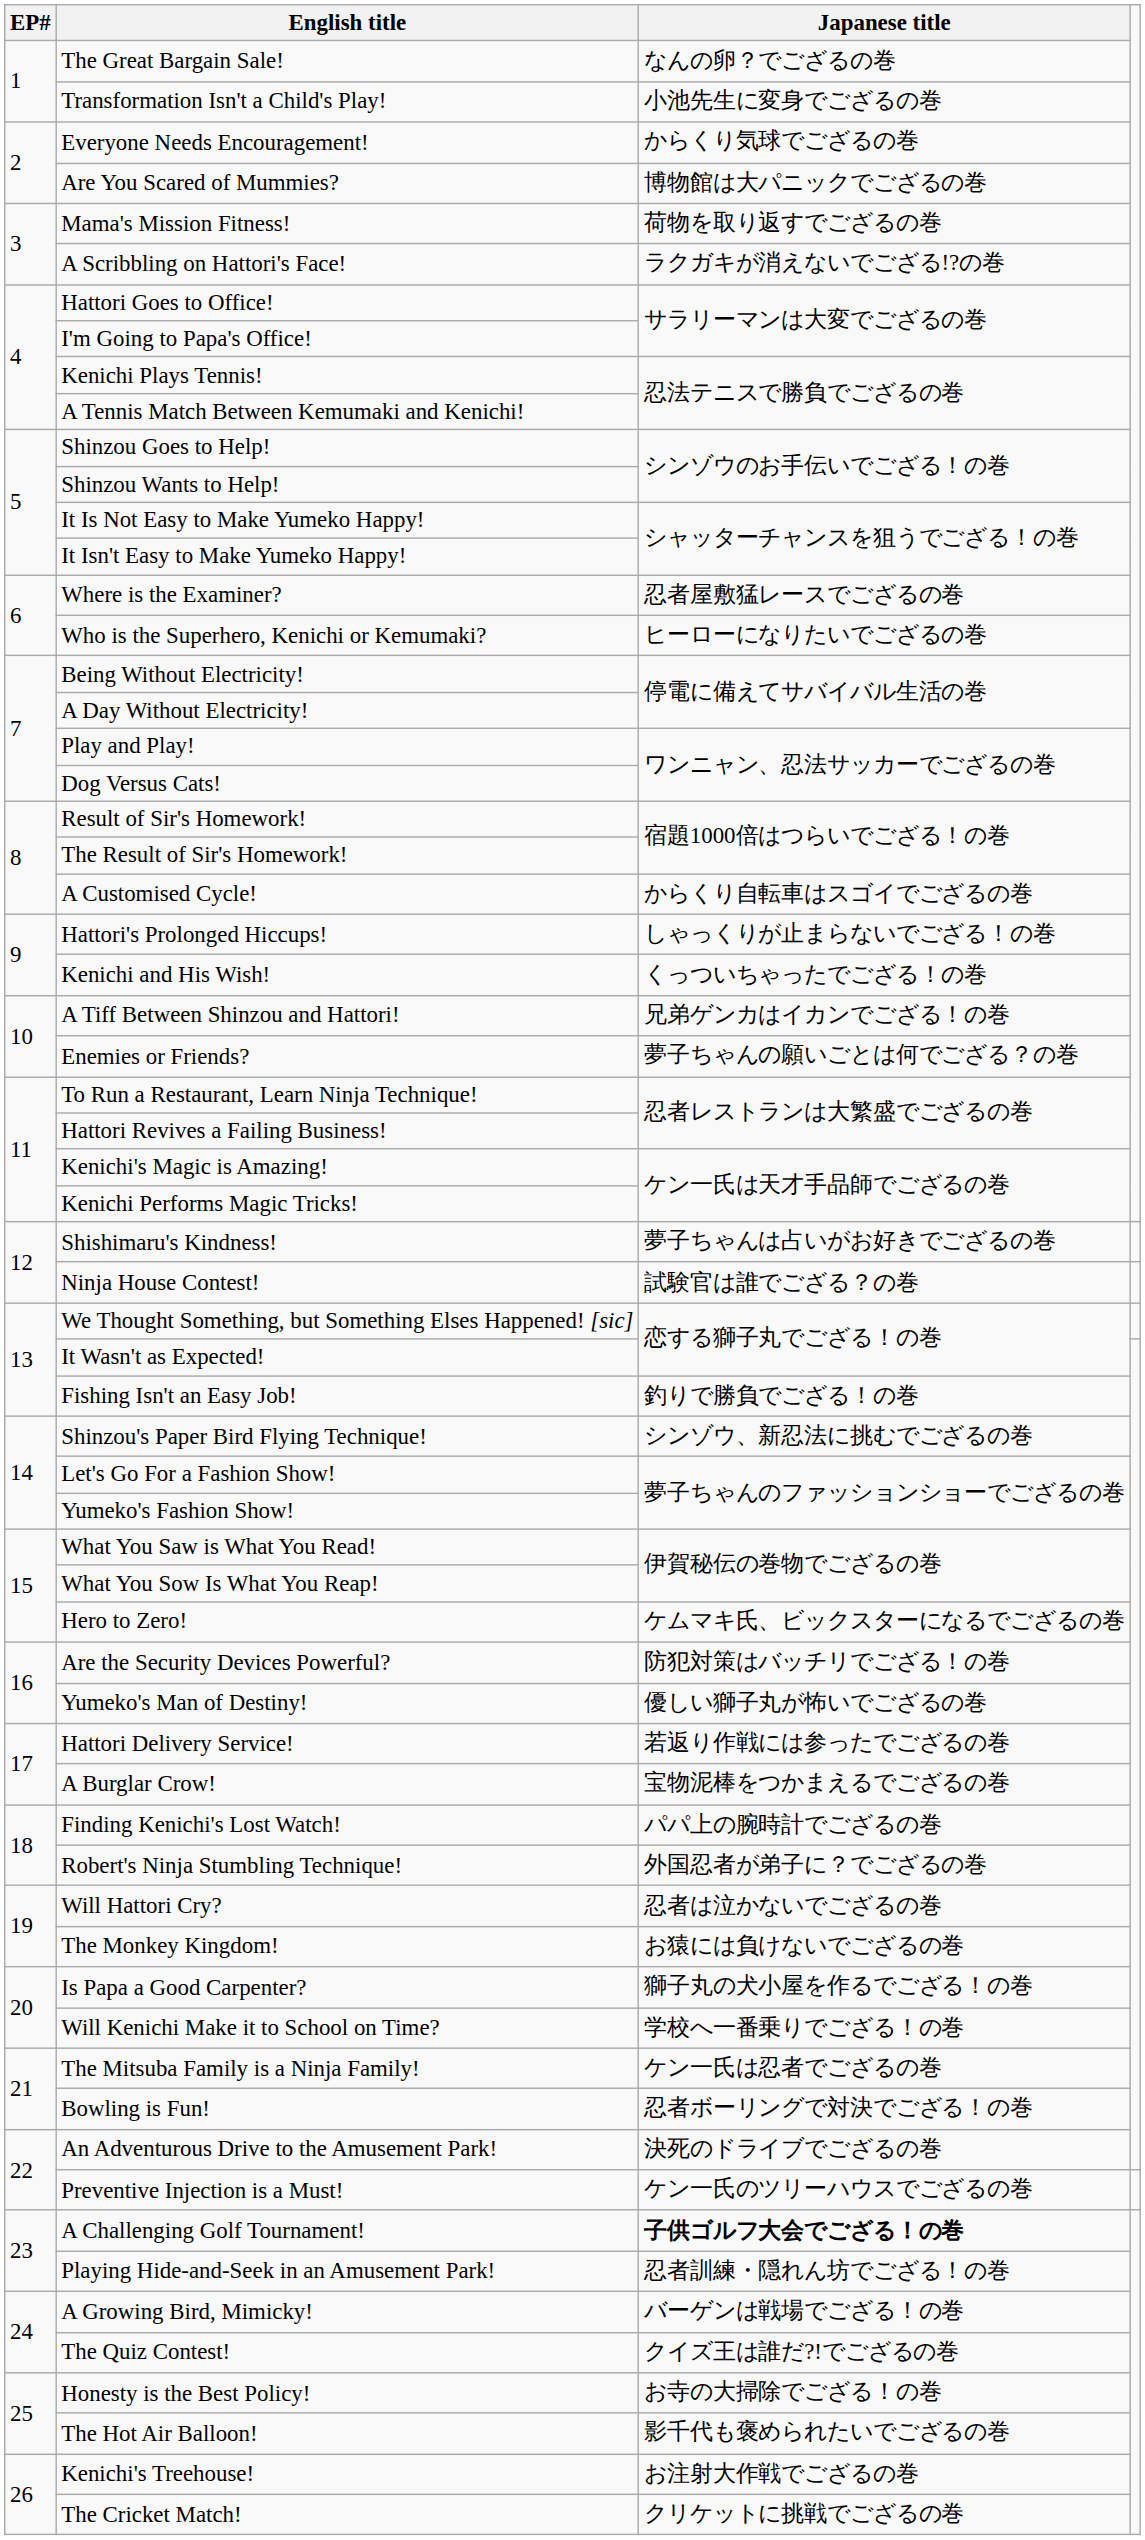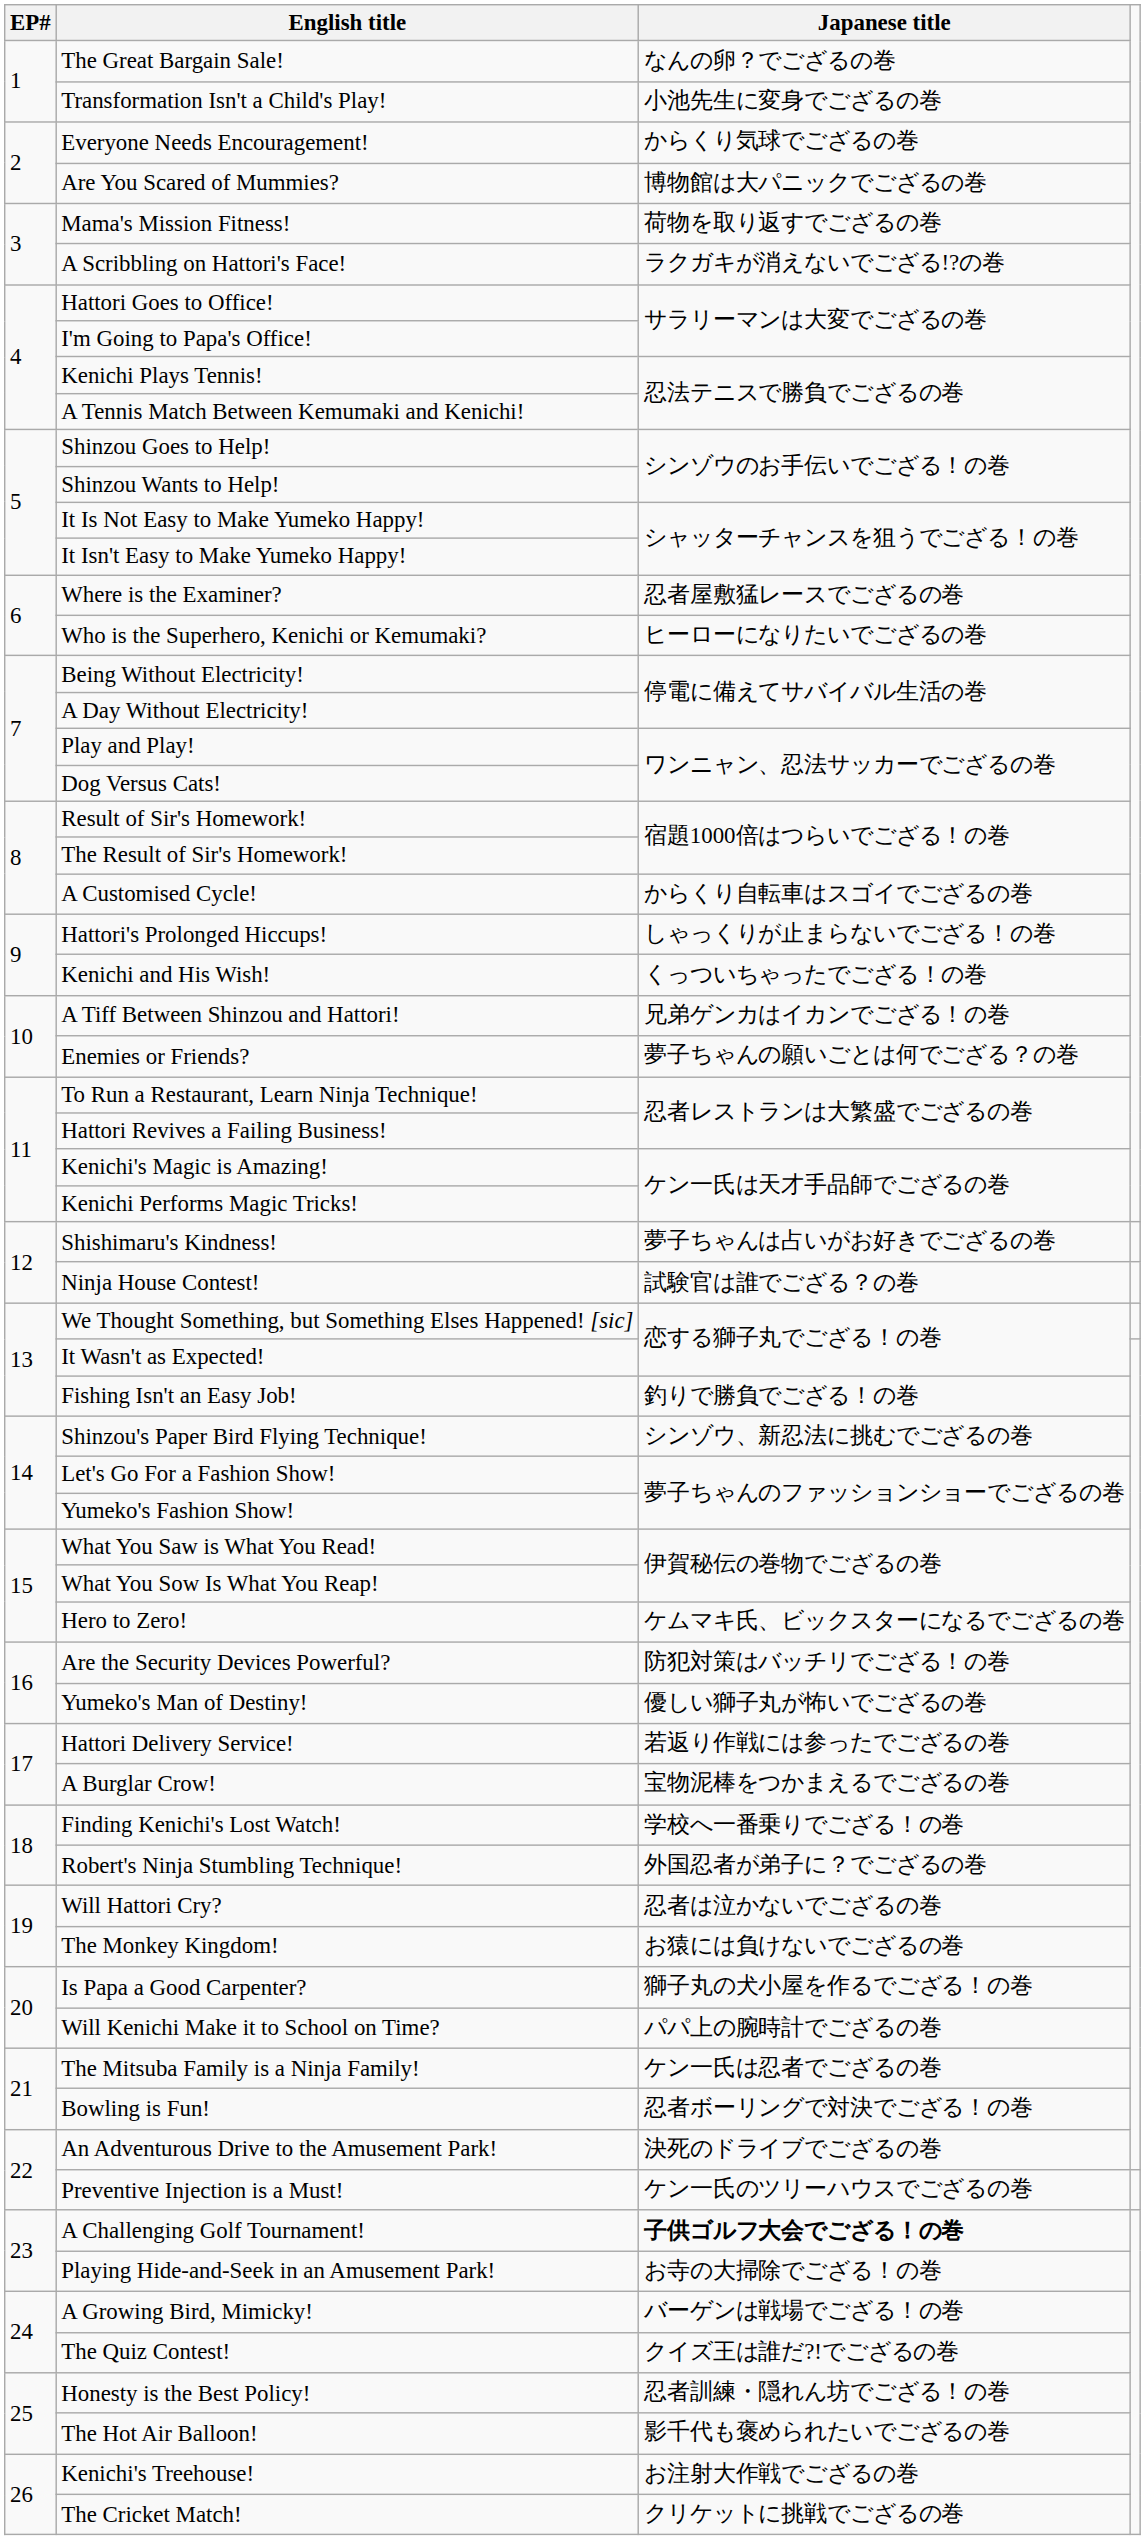(793, 1823) パパ上の腕時計でござるの巻 -> (804, 1823) 学校へ一番乗りでござる！の巻
(804, 2026) 学校へ一番乗りでござる！の巻 -> (793, 2026) パパ上の腕時計でござるの巻
(827, 2270) 忍者訓練・隠れん坊でござる！の巻 -> (793, 2270) お寺の大掃除でござる！の巻
(793, 2391) お寺の大掃除でござる！の巻 -> (827, 2391) 忍者訓練・隠れん坊でござる！の巻
